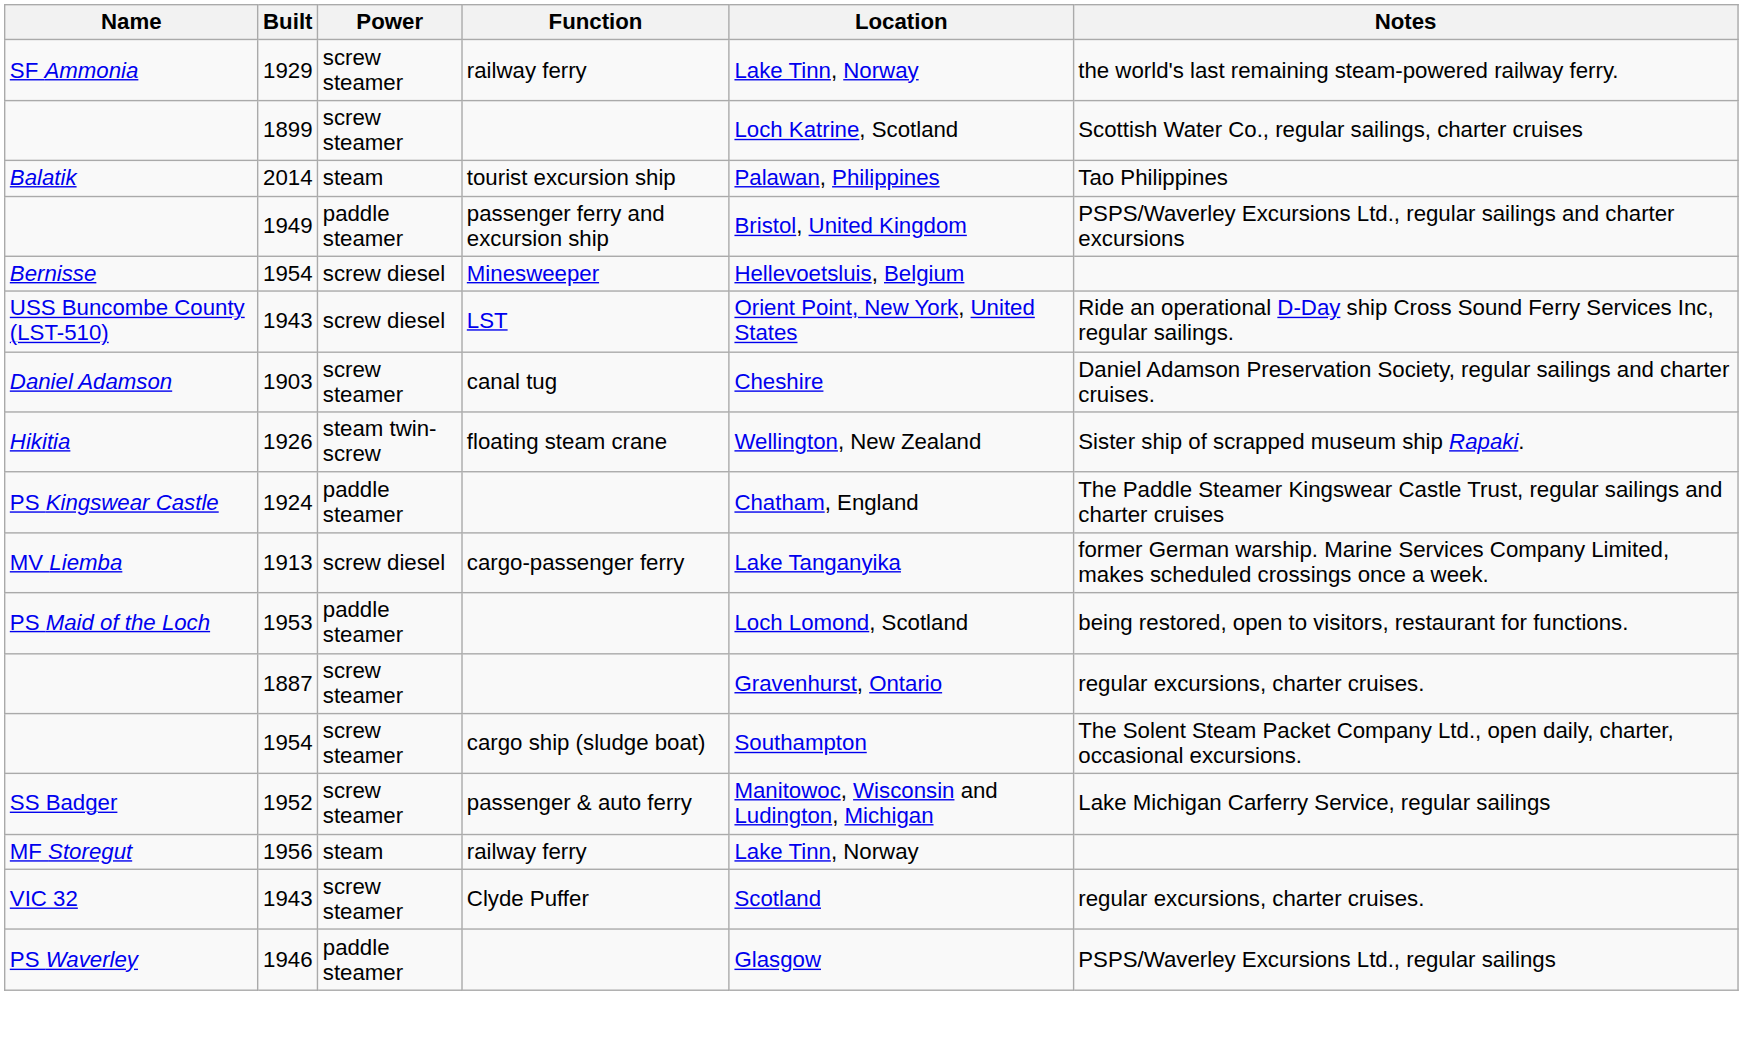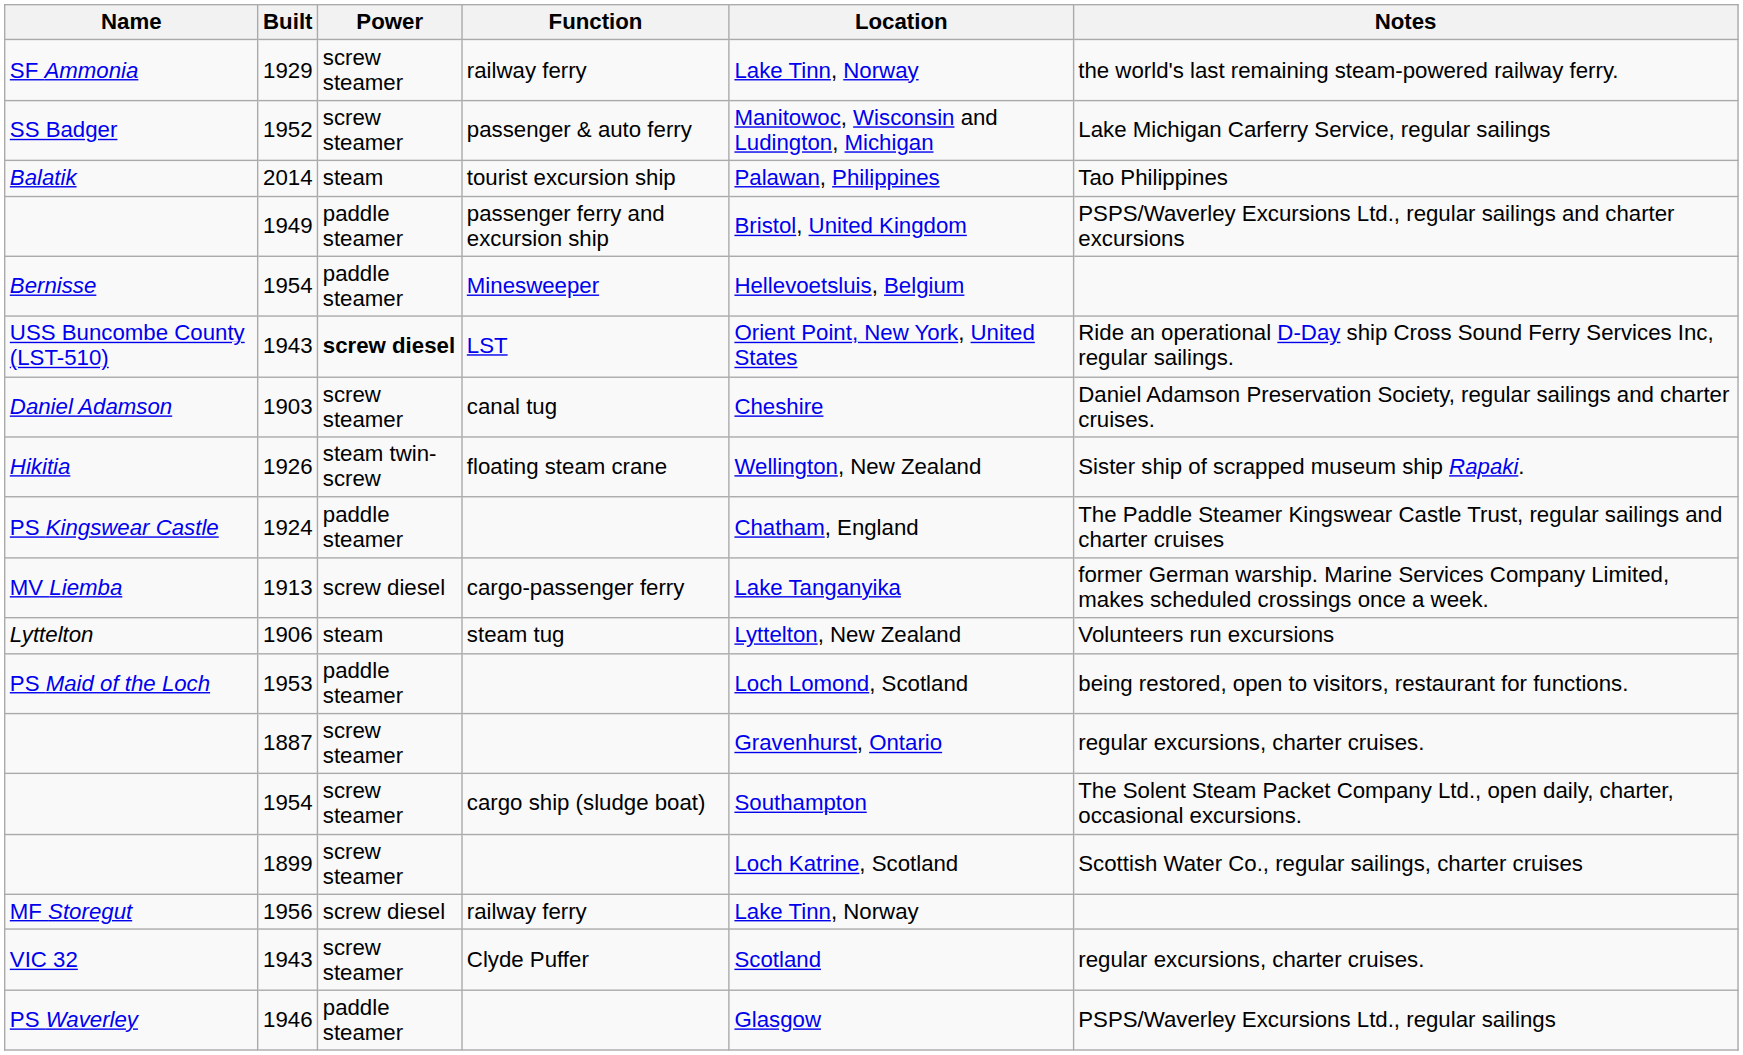rows swapped: (64, 803) <-> (131, 130)
(384, 273) screw diesel -> (363, 286) paddle steamer
(384, 321) normal -> (389, 346) bold
+ row: (52, 635)
(353, 851) steam -> (384, 911) screw diesel
